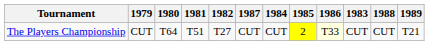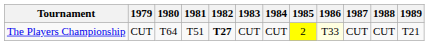columns swapped: (357, 13) <-> (249, 13)
(222, 31) normal -> (222, 31) bold
